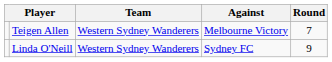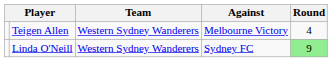(309, 30) 7 -> (309, 30) 4
(309, 48) no background -> (309, 48) lightgreen background
